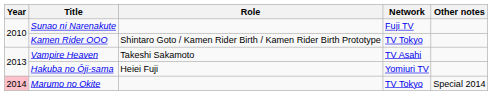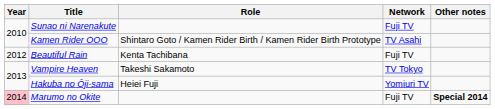(404, 41) TV Tokyo -> (403, 41) TV Asahi
+ row: (59, 55)
(403, 55) TV Asahi -> (404, 69) TV Tokyo
(404, 84) TV Tokyo -> (399, 98) Fuji TV
(459, 84) normal -> (460, 98) bold
